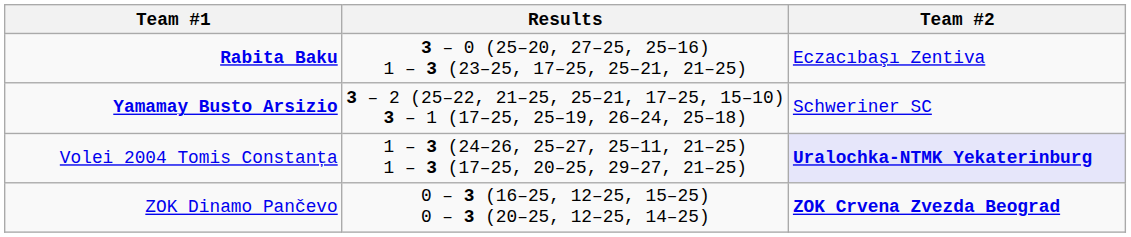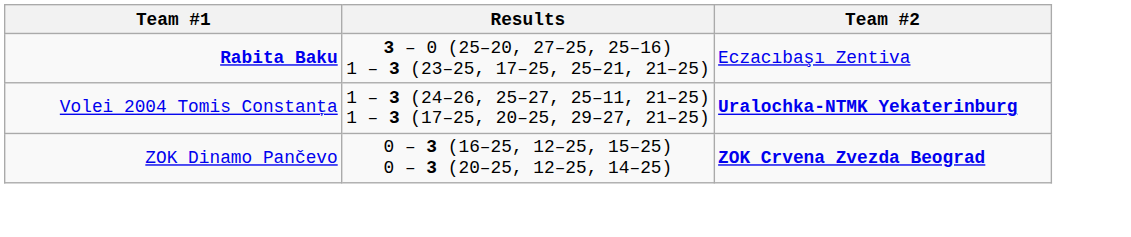- row: (226, 108)
(943, 158) lavender background -> (868, 108) no background
